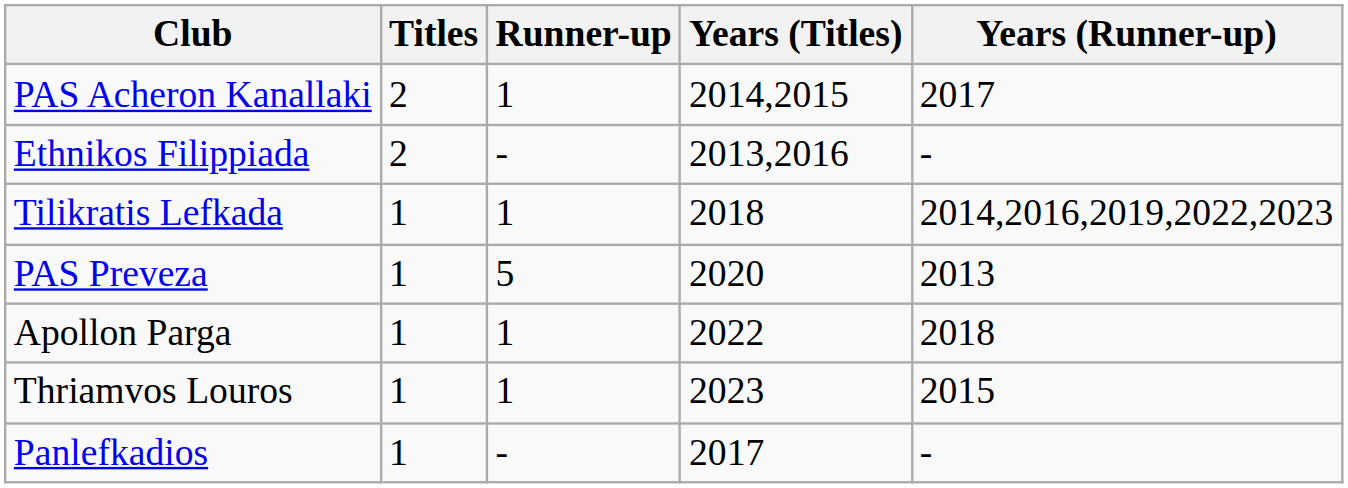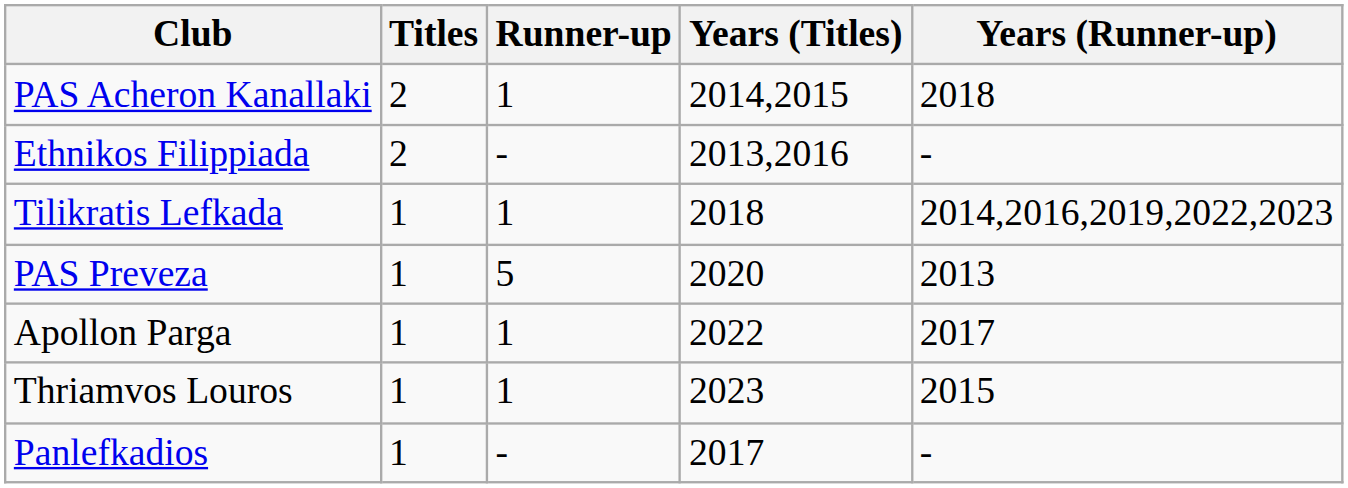(957, 93) 2017 -> (957, 93) 2018
(957, 332) 2018 -> (957, 332) 2017
